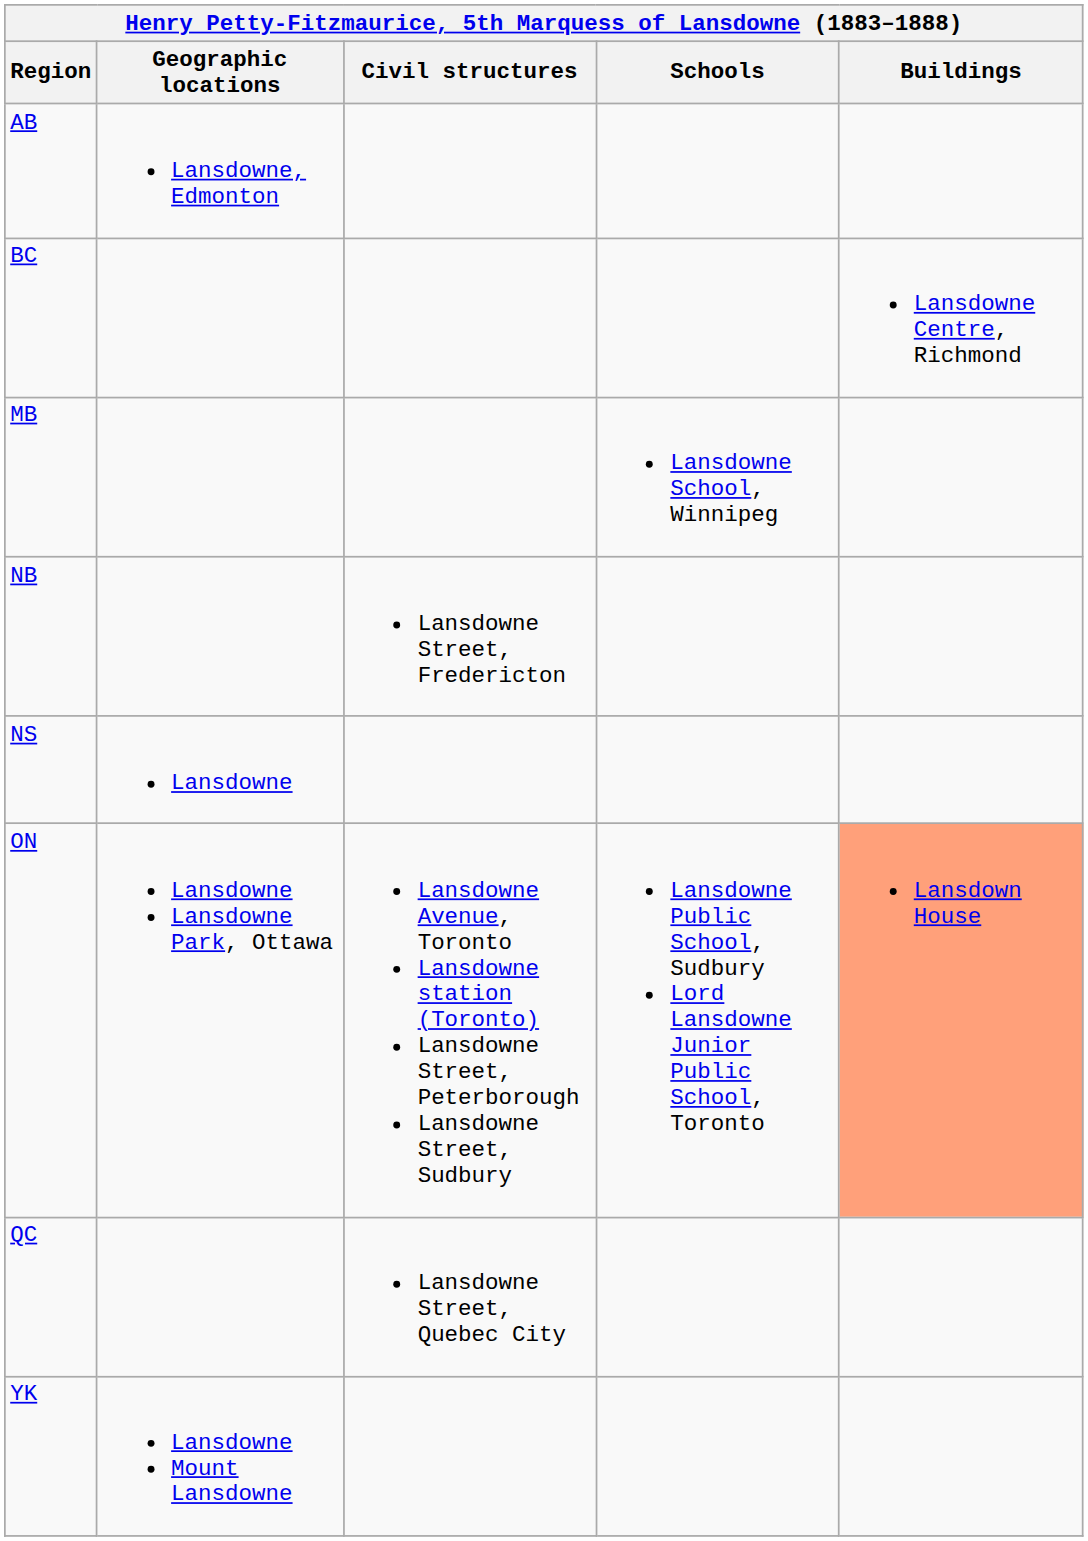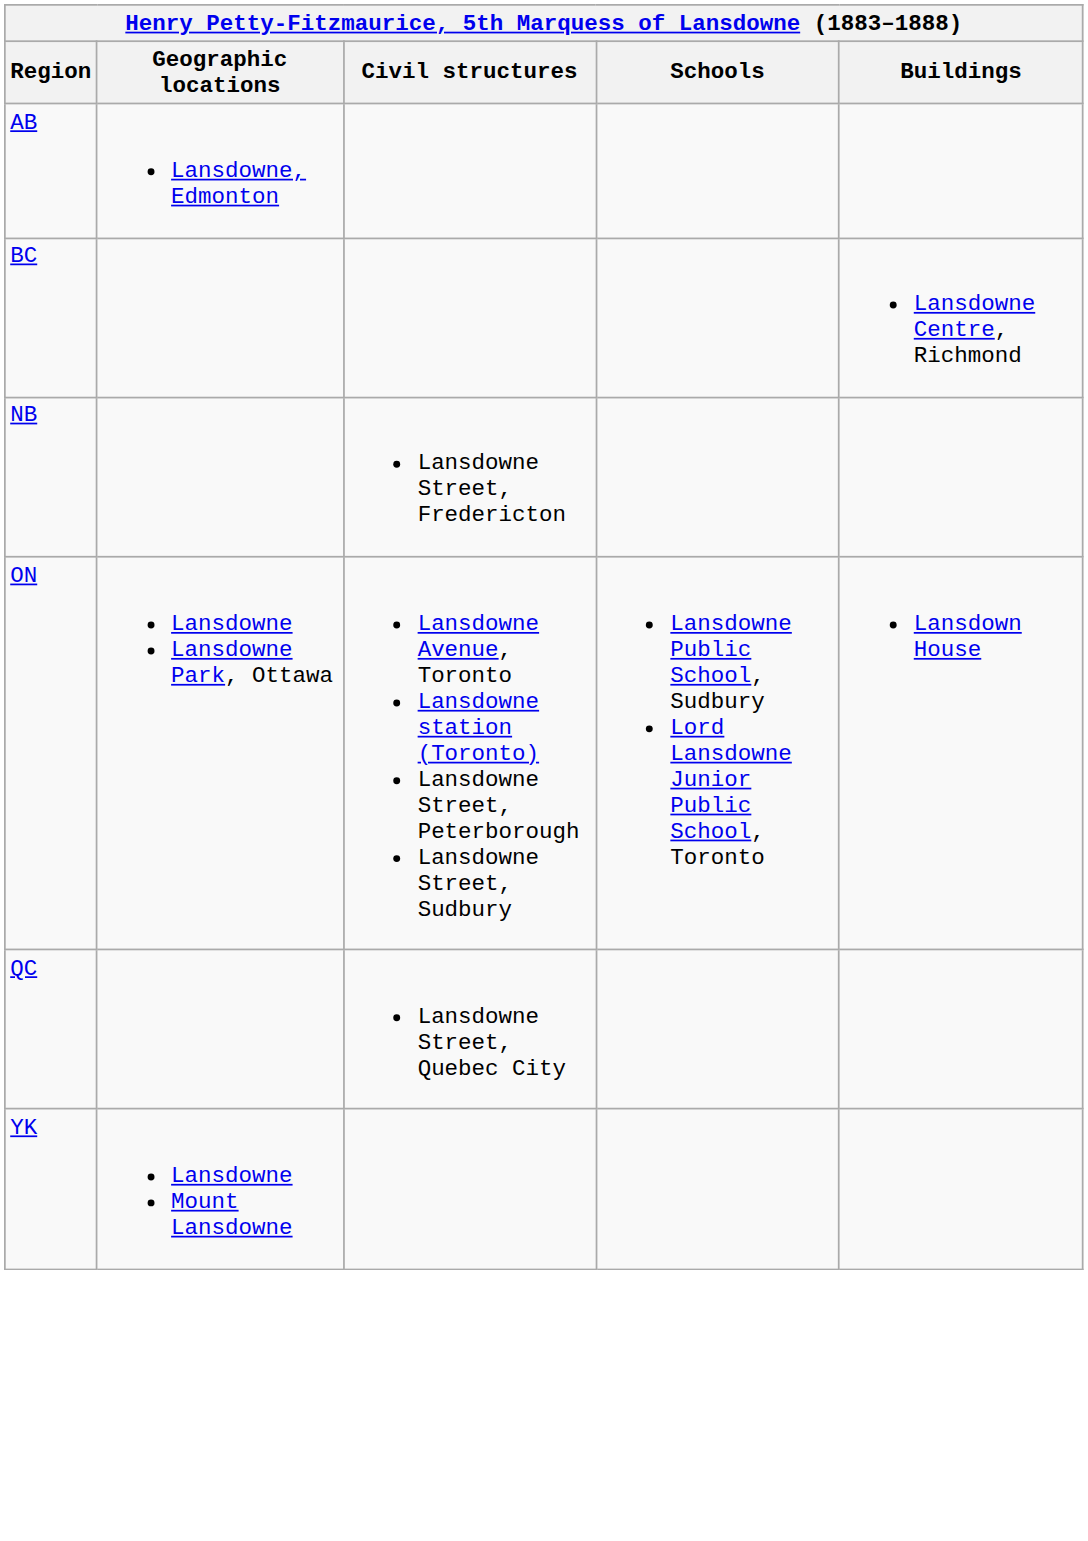- row: (24, 415)
- row: (24, 734)
(961, 903) lightsalmon background -> (961, 636) no background
